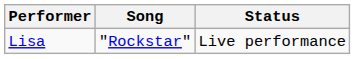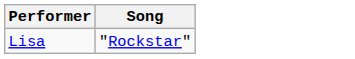- column: (272, 17)
